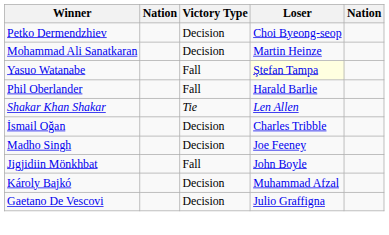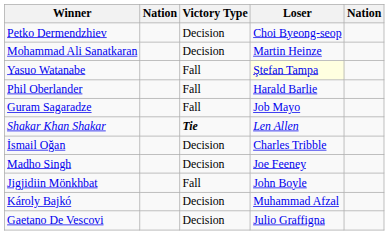+ row: (49, 107)
(190, 107) normal -> (190, 126) bold
